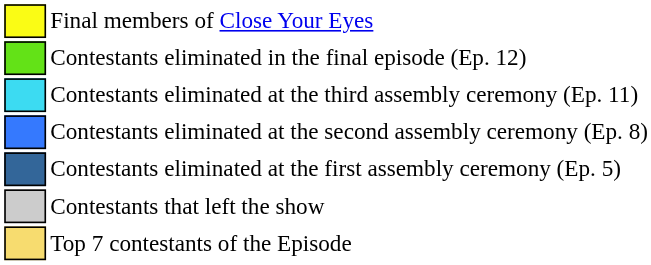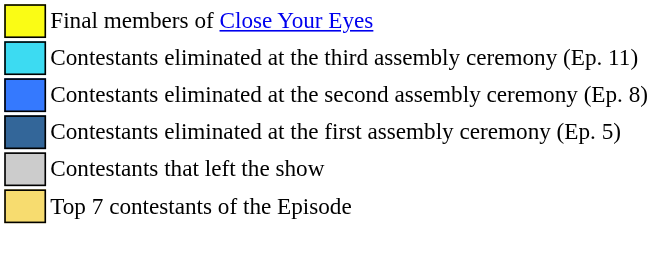- row: (288, 57)
